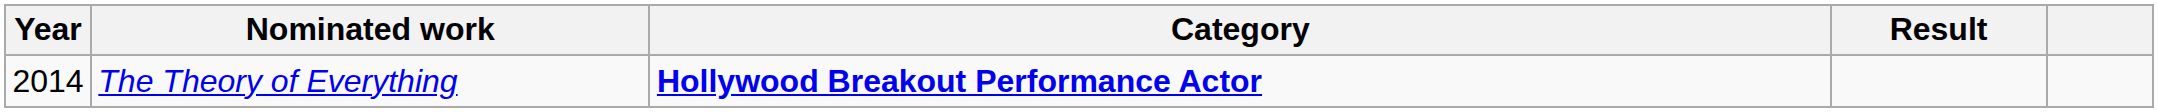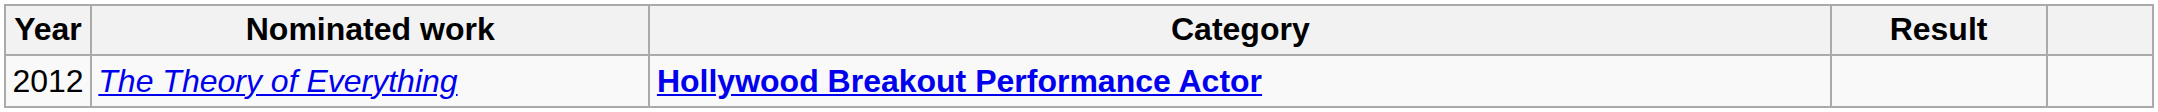(48, 80) 2014 -> (48, 80) 2012
